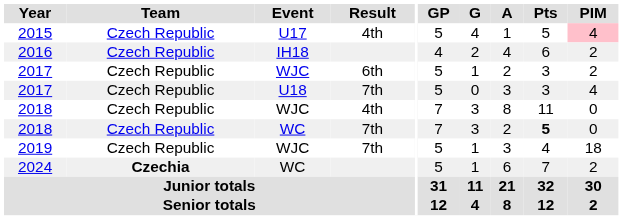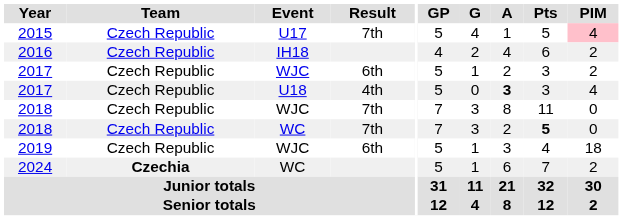(372, 32) 4th -> (372, 32) 7th
(372, 90) 7th -> (372, 90) 4th
(507, 90) normal -> (507, 90) bold
(372, 109) 4th -> (372, 109) 7th
(372, 148) 7th -> (372, 148) 6th
